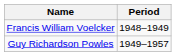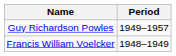rows swapped: (61, 28) <-> (61, 43)
